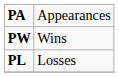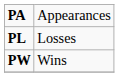rows swapped: (19, 38) <-> (17, 60)
